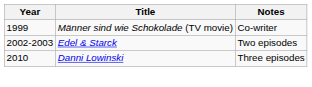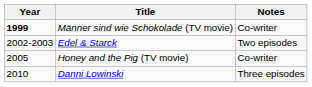(17, 27) normal -> (17, 27) bold
+ row: (123, 58)
